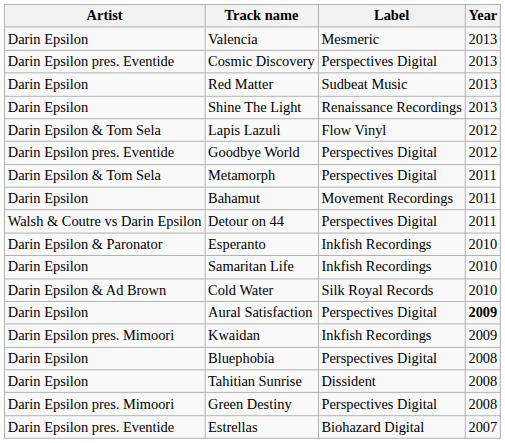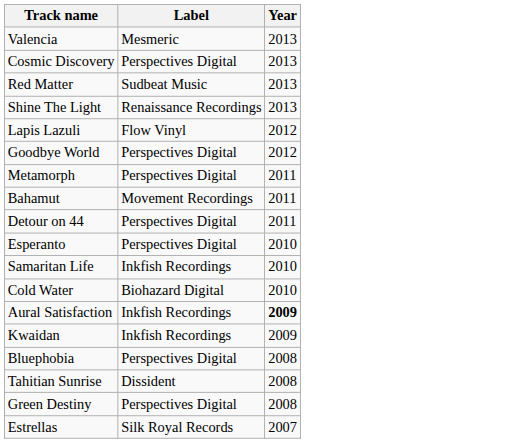- column: (105, 15)
(376, 244) Inkfish Recordings -> (179, 244) Perspectives Digital
(377, 289) Silk Royal Records -> (173, 289) Biohazard Digital
(379, 312) Perspectives Digital -> (176, 312) Inkfish Recordings
(373, 426) Biohazard Digital -> (177, 426) Silk Royal Records
